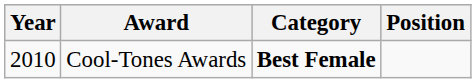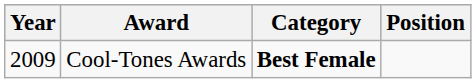(33, 58) 2010 -> (33, 58) 2009
